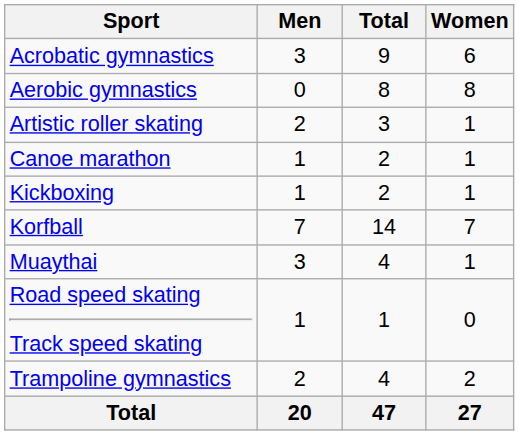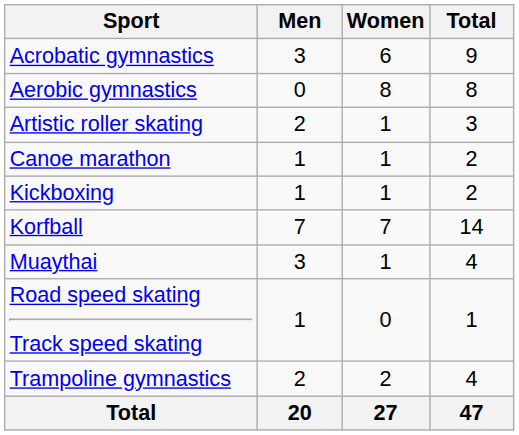columns swapped: (470, 21) <-> (384, 21)
